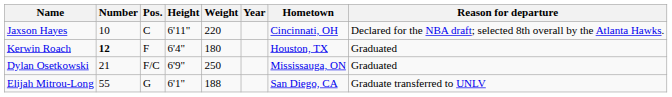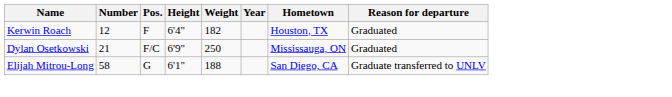- row: (37, 30)
(104, 48) bold -> (104, 30) normal
(213, 48) 180 -> (213, 30) 182
(104, 83) 55 -> (104, 65) 58
